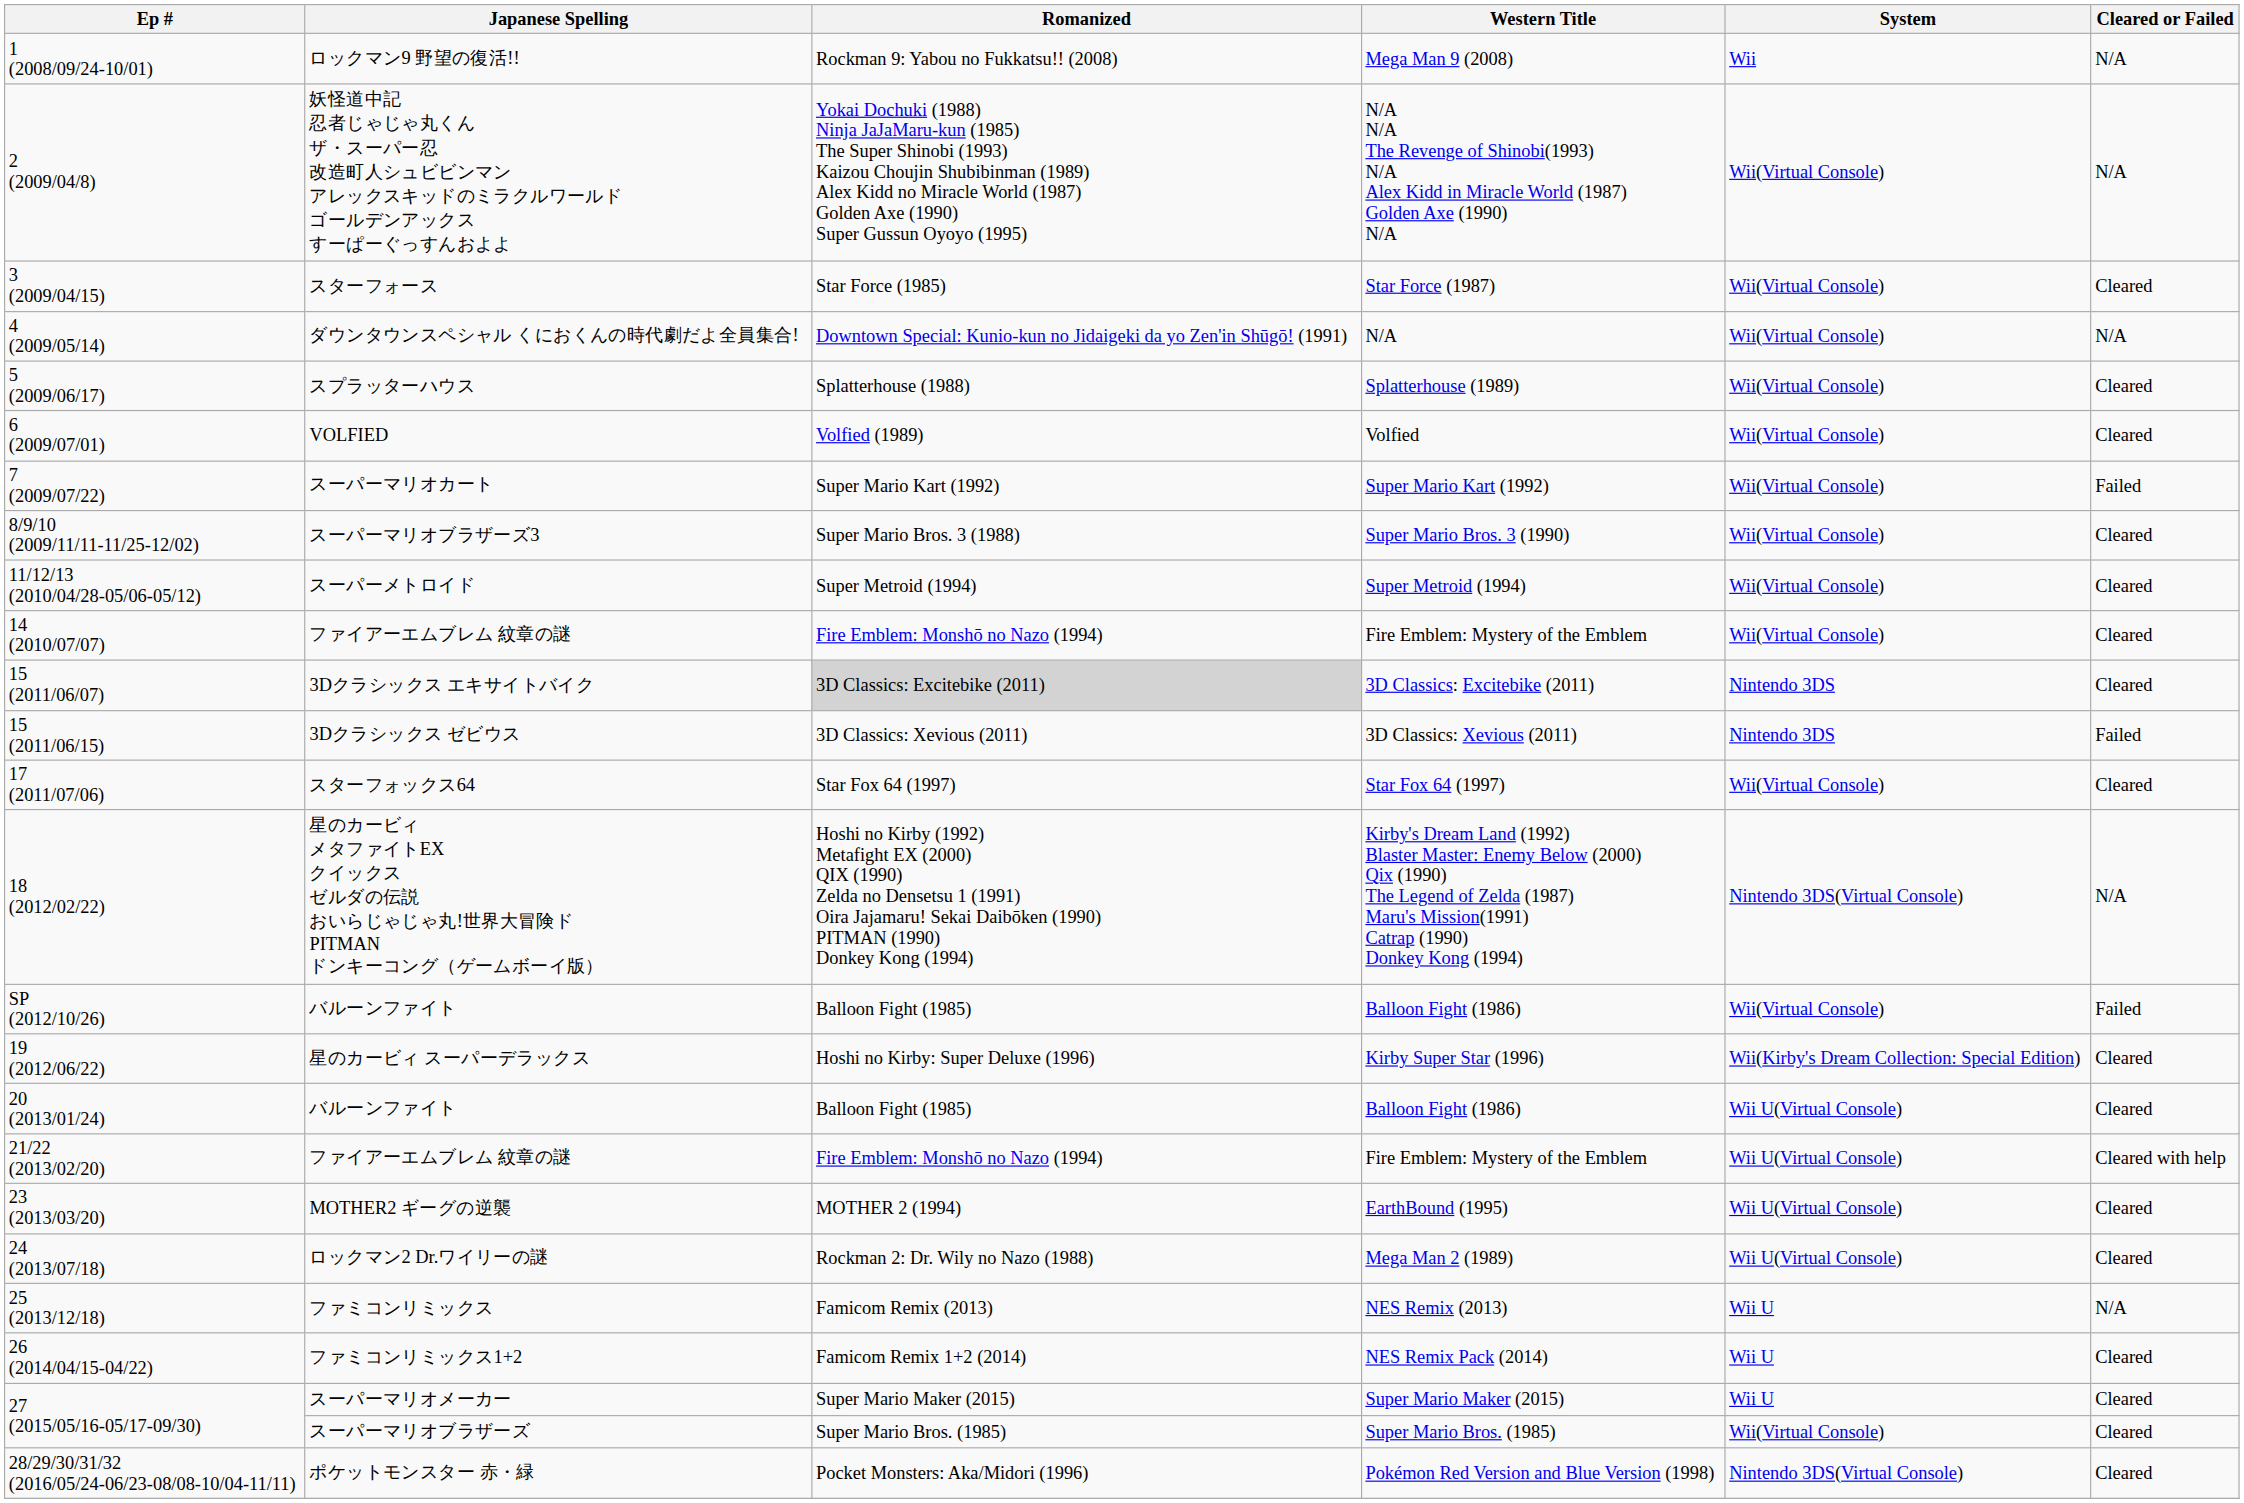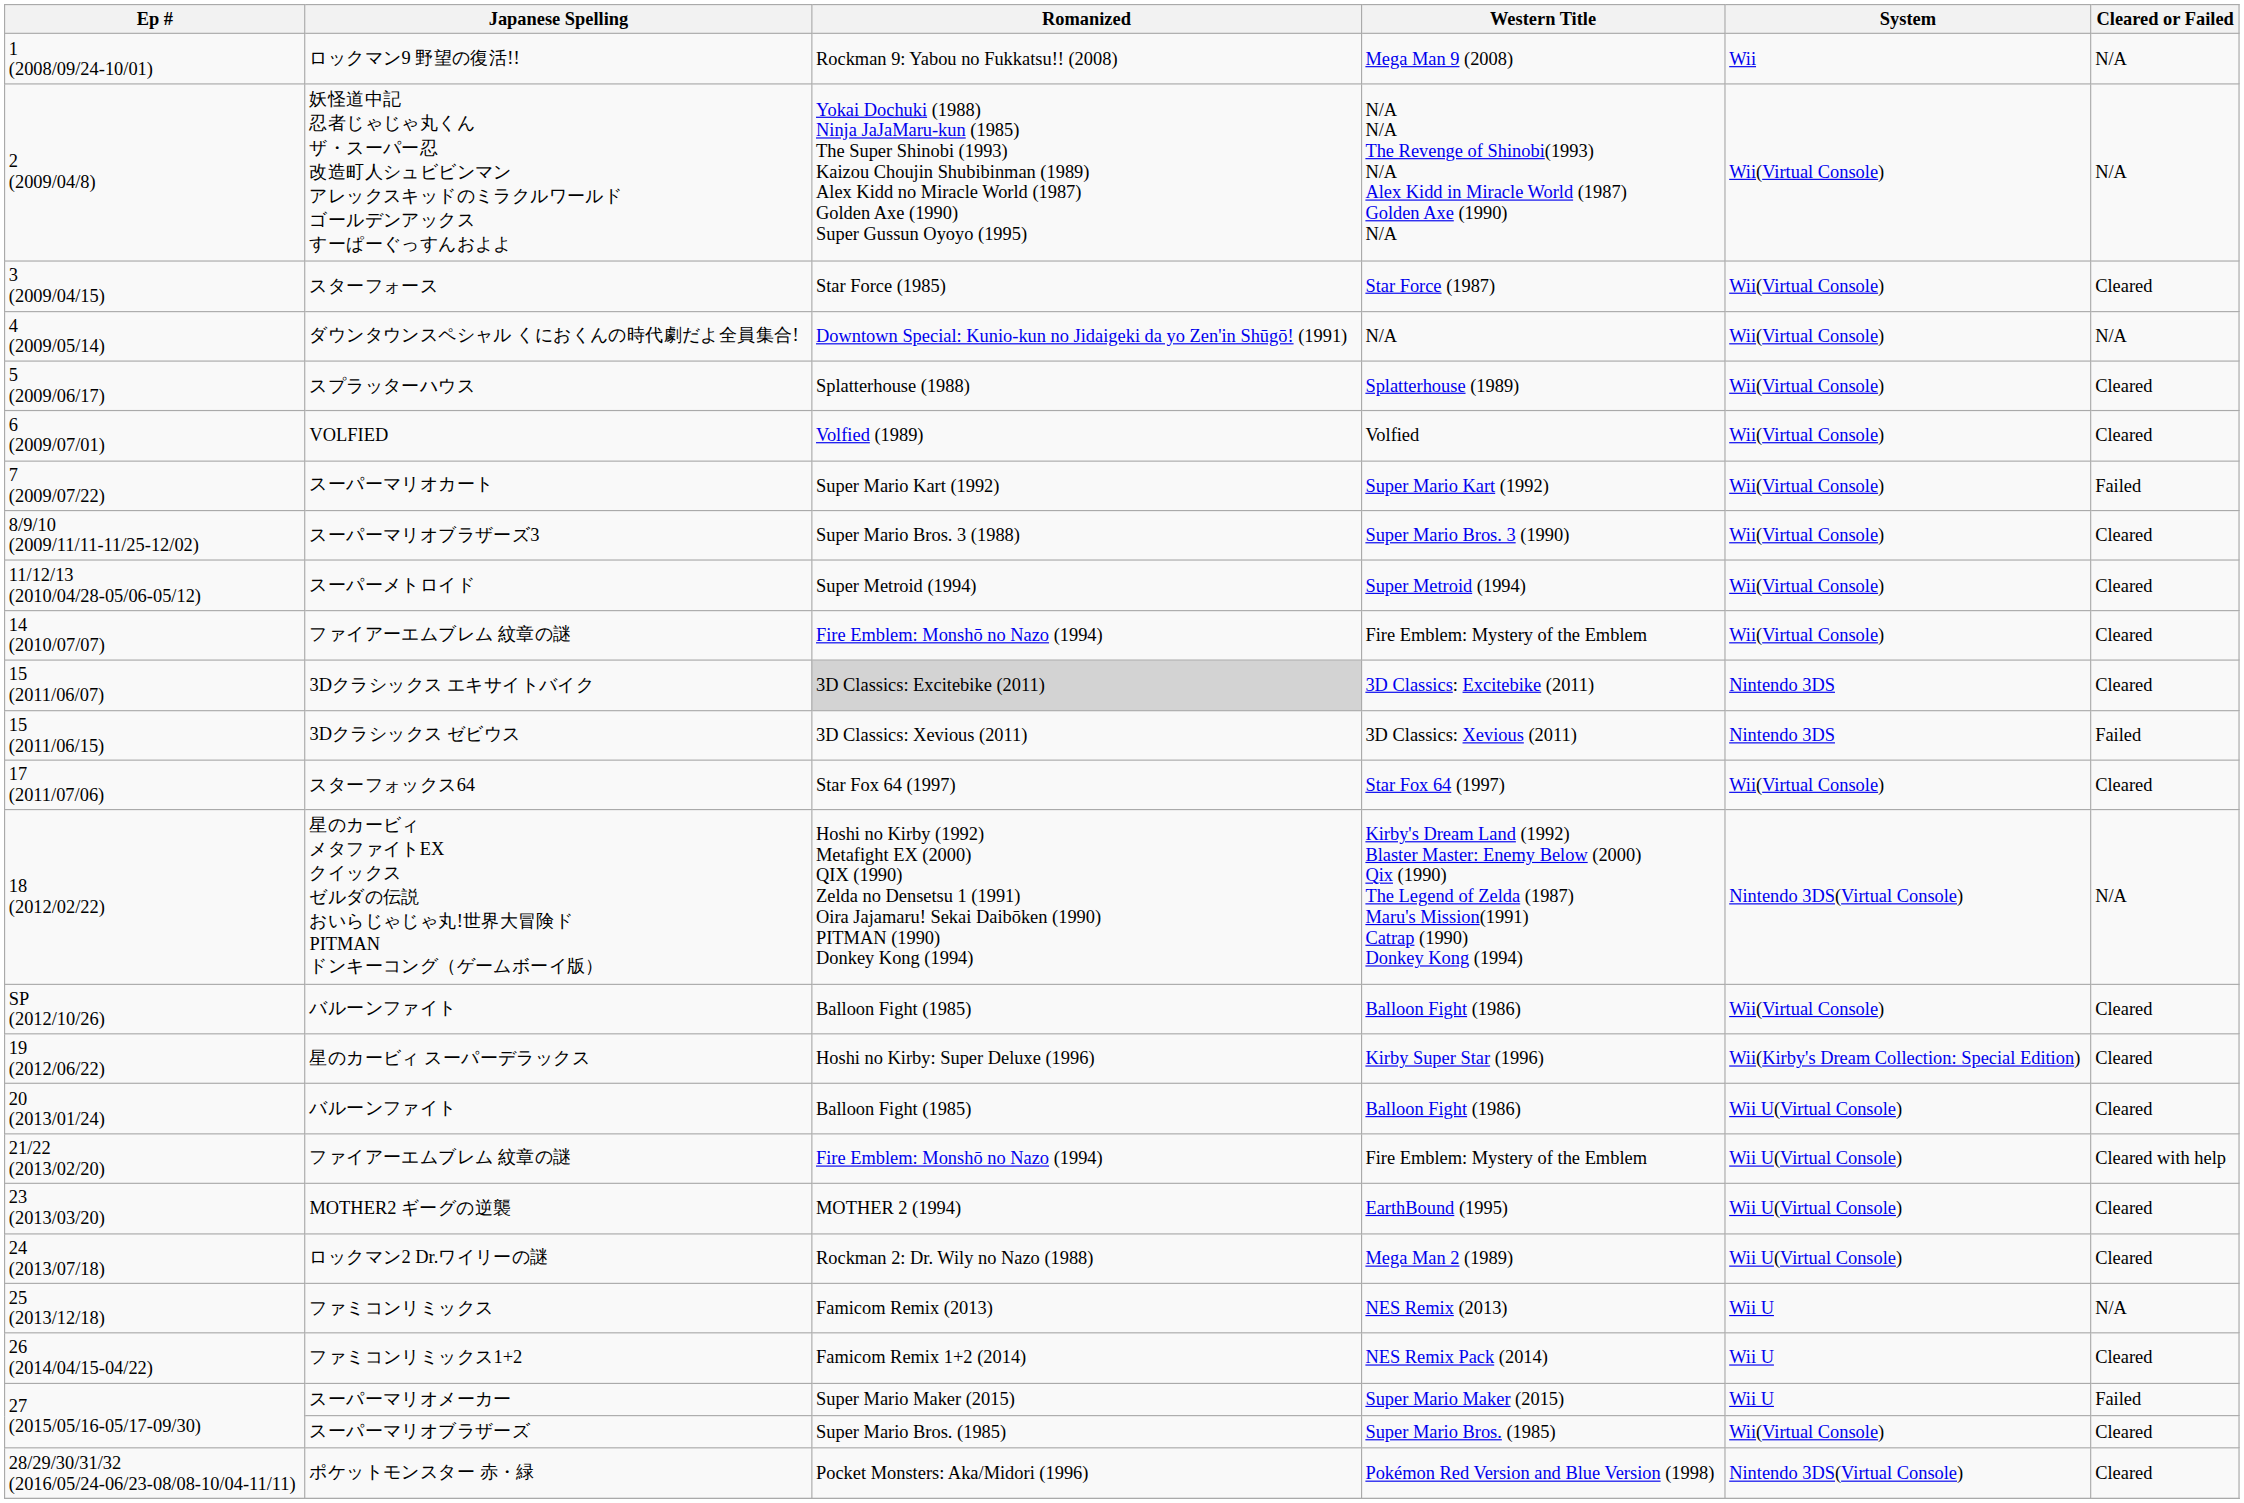(2118, 1008) Failed -> (2124, 1008) Cleared
(2124, 1399) Cleared -> (2118, 1399) Failed
